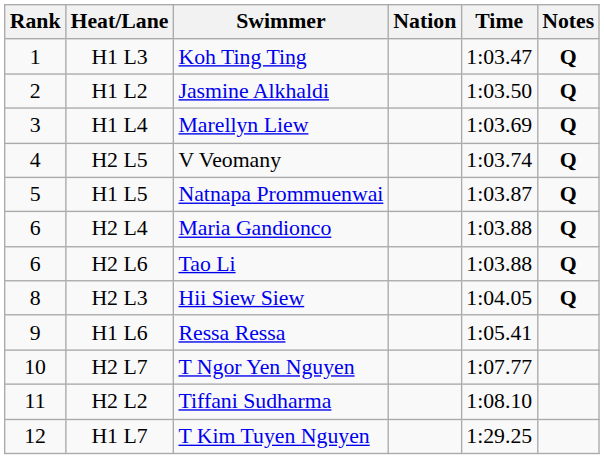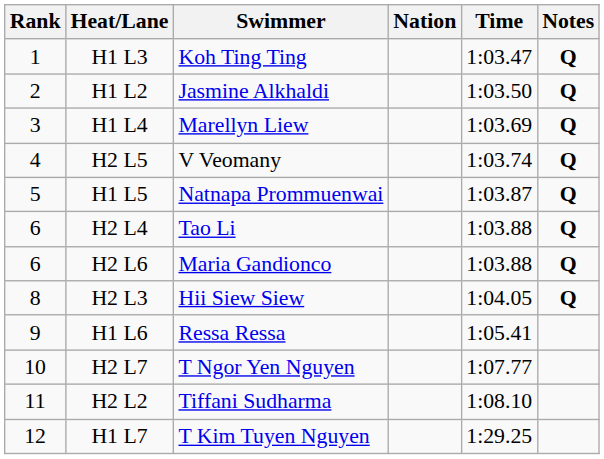(255, 228) Maria Gandionco -> (207, 228) Tao Li
(207, 263) Tao Li -> (255, 263) Maria Gandionco
